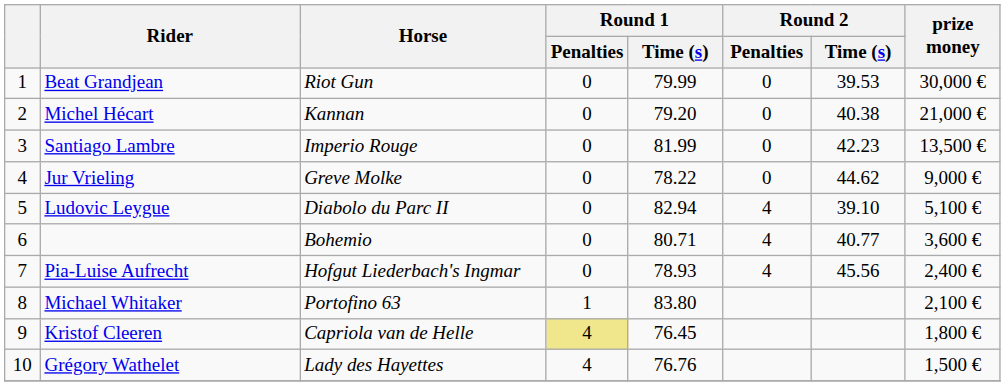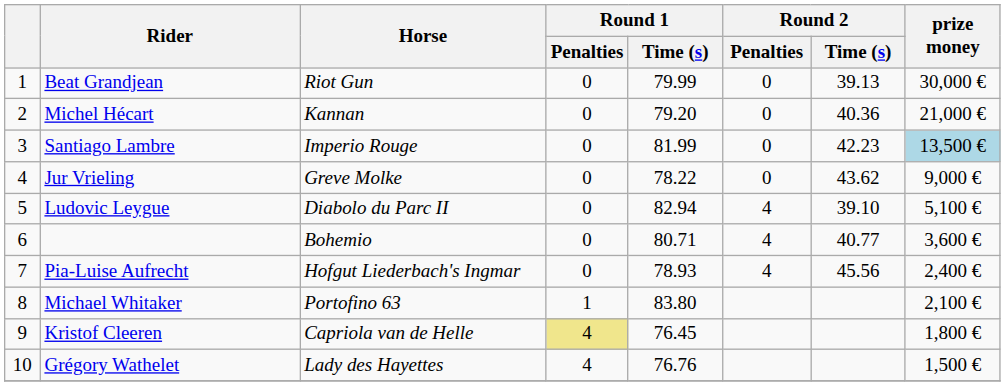(858, 83) 39.53 -> (858, 83) 39.13
(858, 114) 40.38 -> (858, 114) 40.36
(953, 145) no background -> (953, 145) lightblue background
(858, 177) 44.62 -> (858, 177) 43.62
